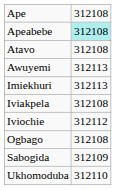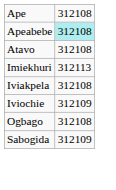- row: (29, 67)
(91, 121) 312112 -> (75, 103) 312109
- row: (38, 175)
